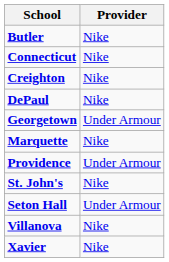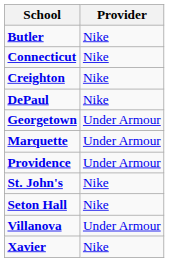(96, 141) Nike -> (122, 141) Under Armour
(122, 204) Under Armour -> (96, 204) Nike
(96, 225) Nike -> (122, 225) Under Armour
